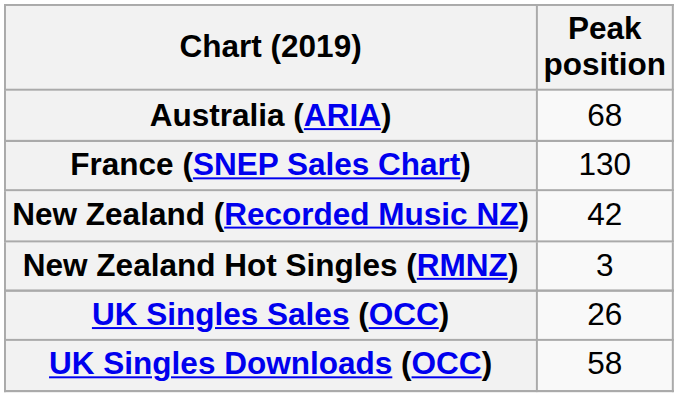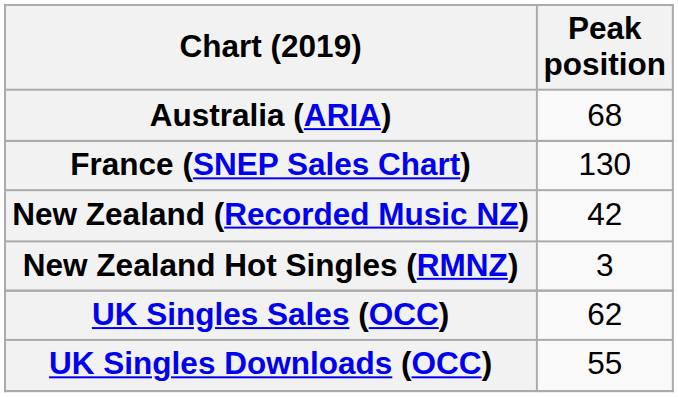(605, 314) 26 -> (605, 314) 62
(605, 364) 58 -> (605, 364) 55
